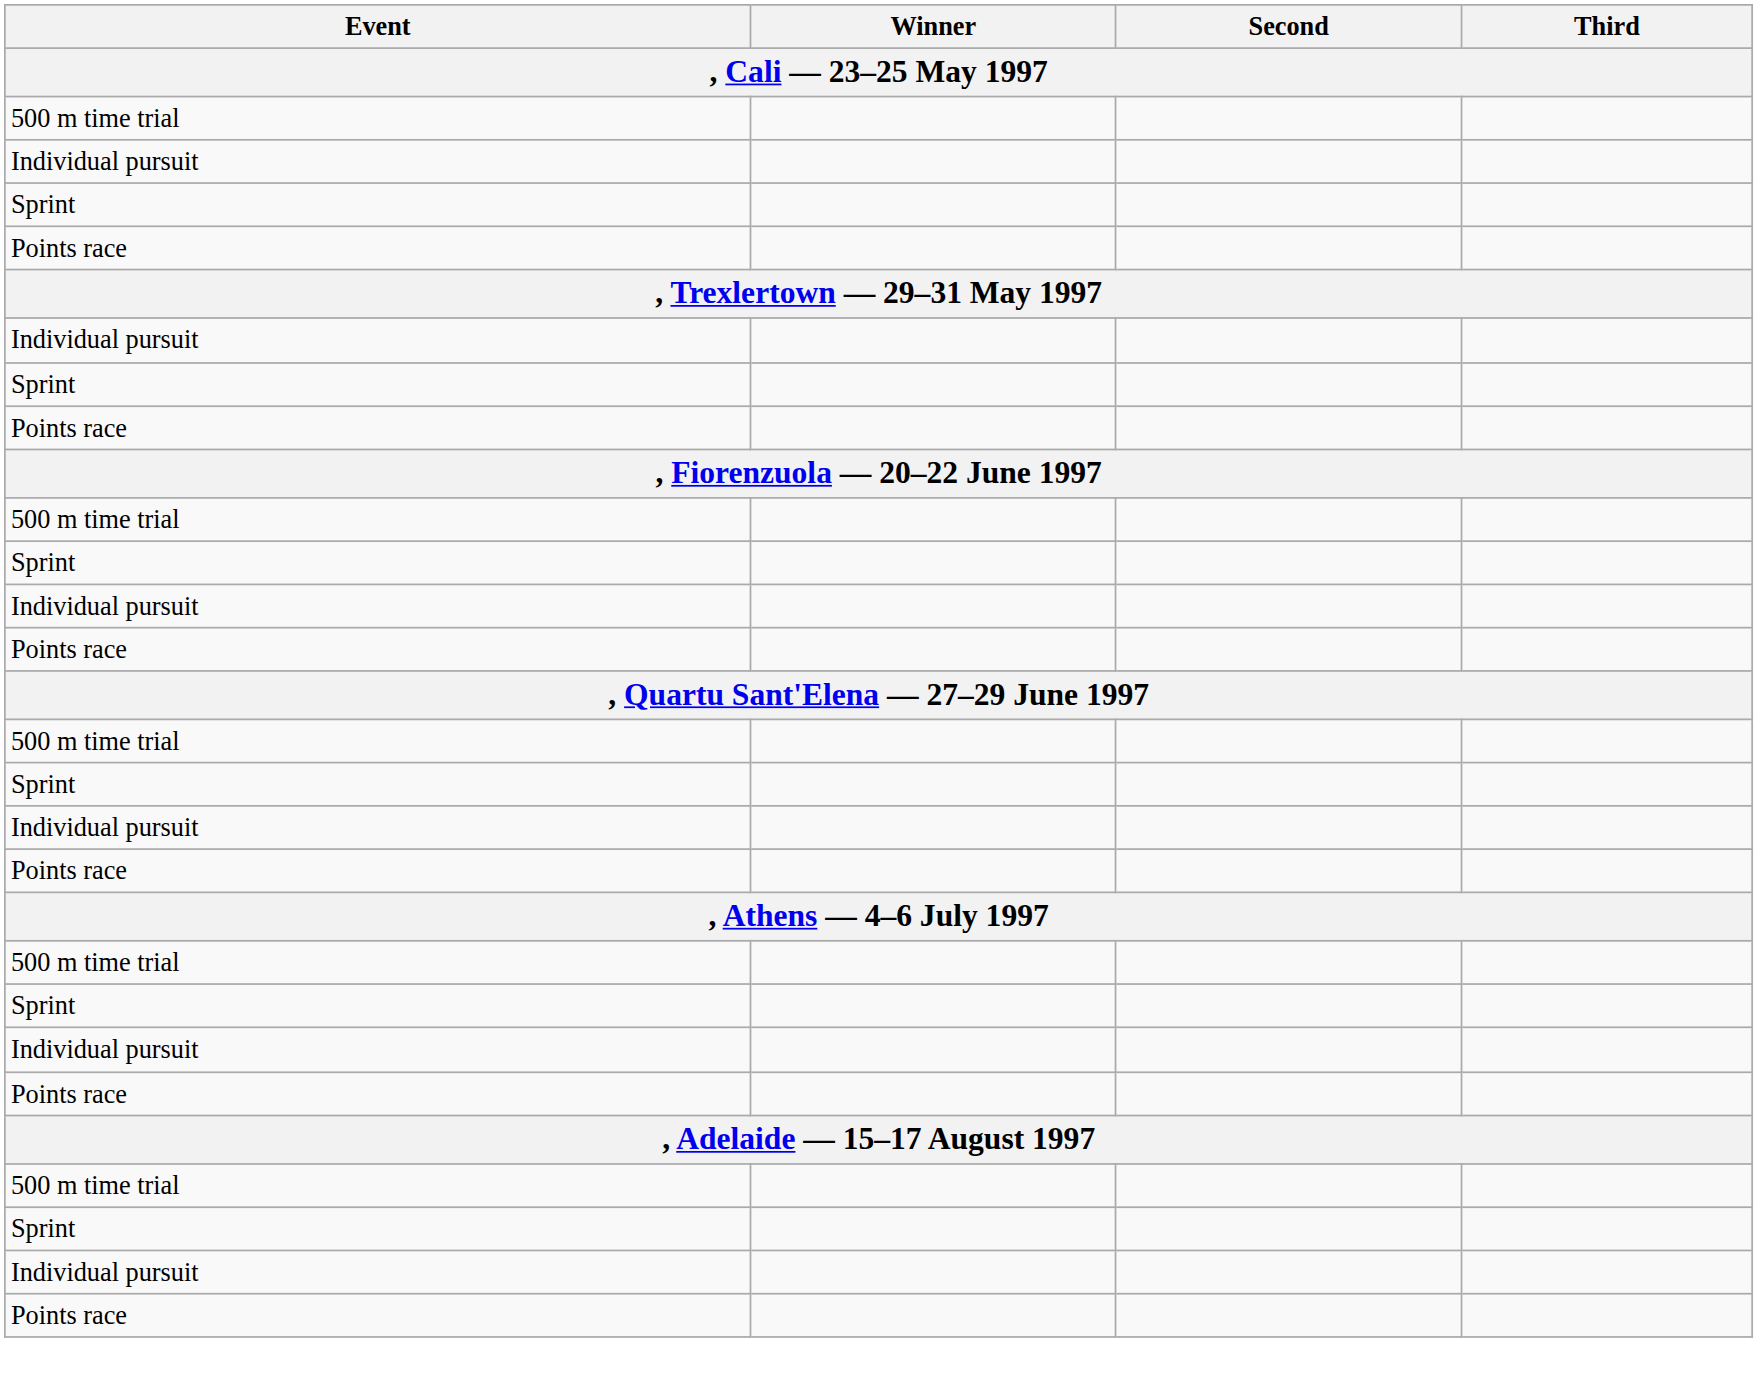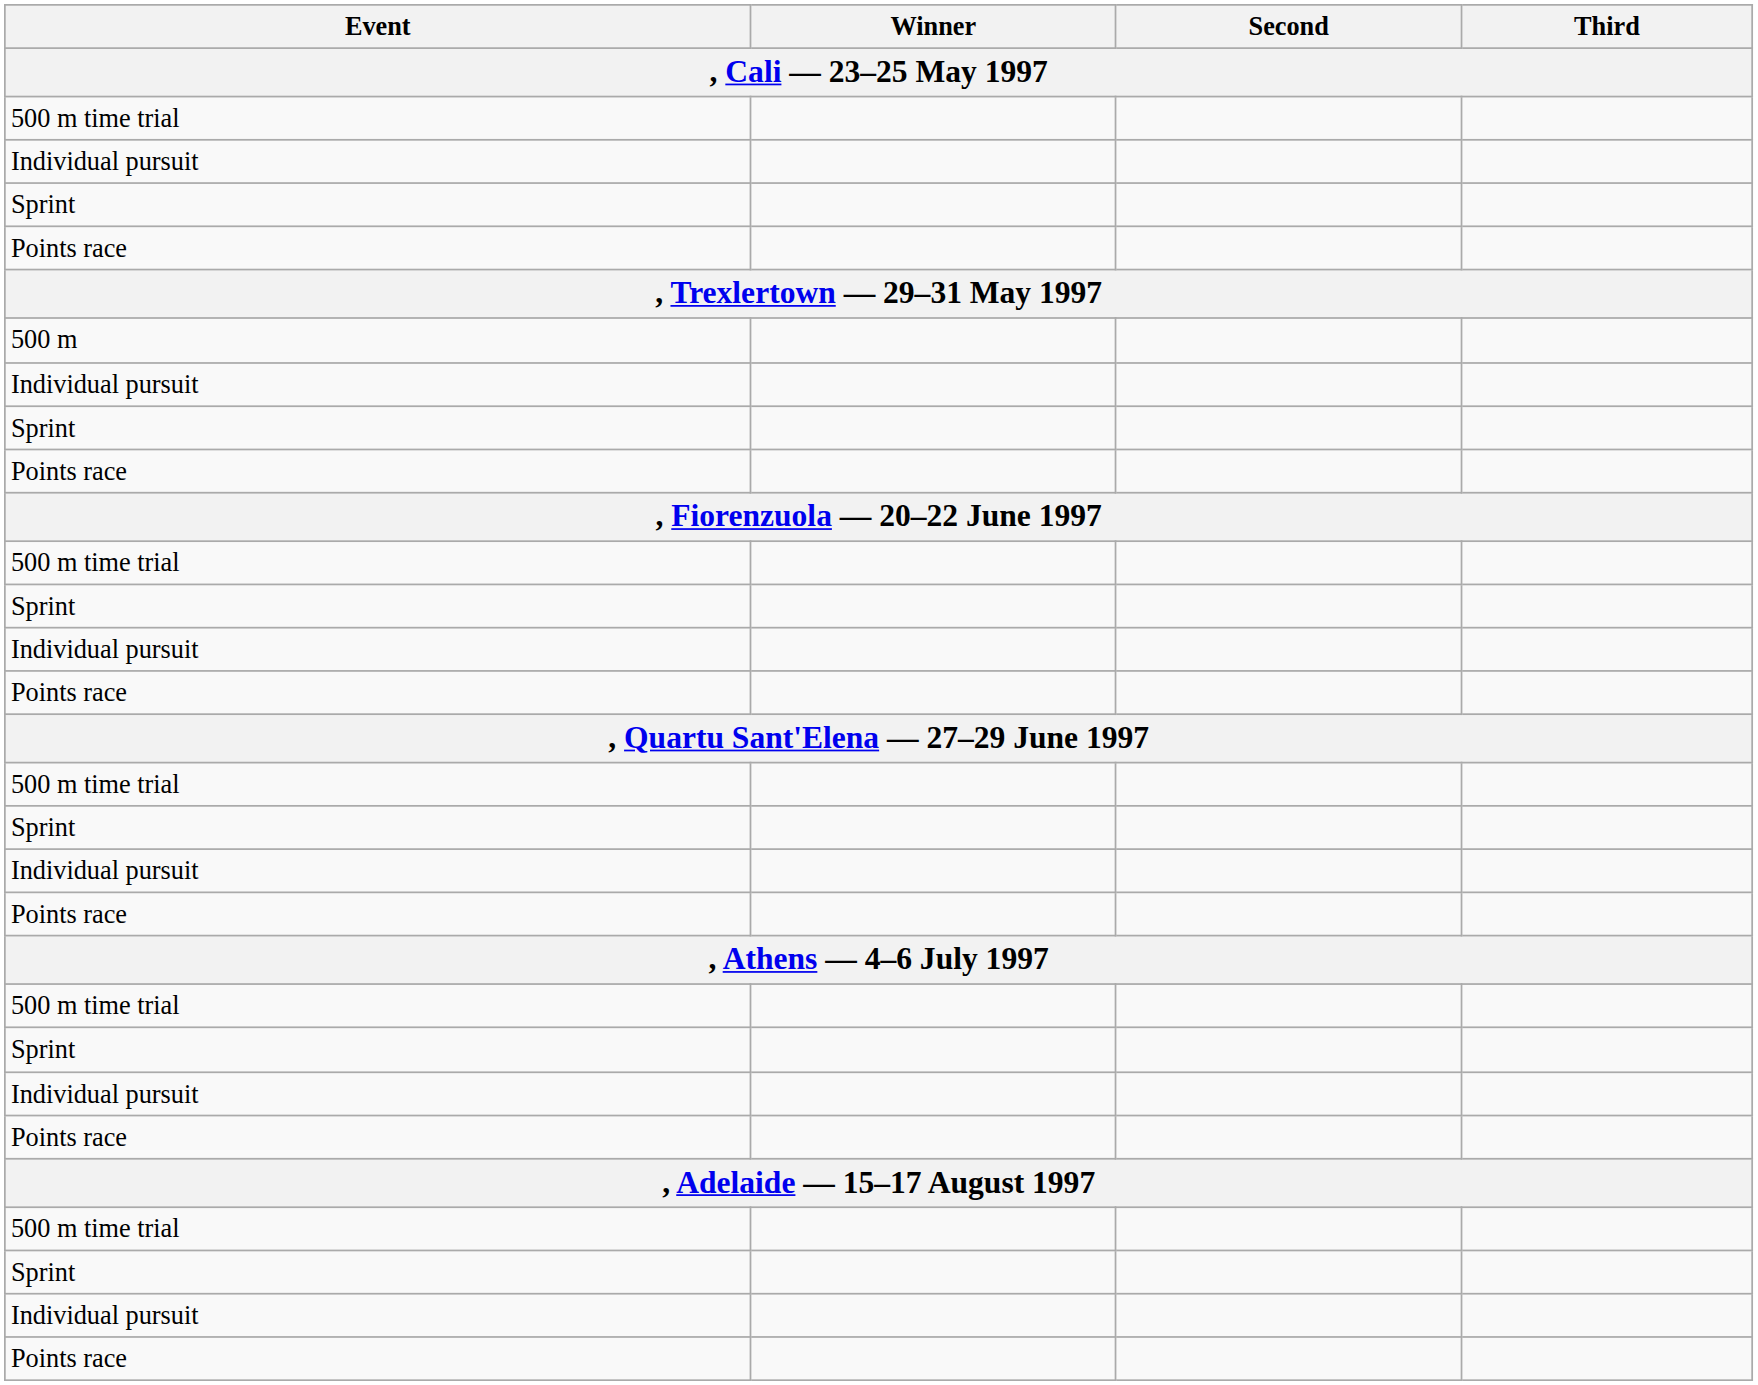+ row: (44, 340)
